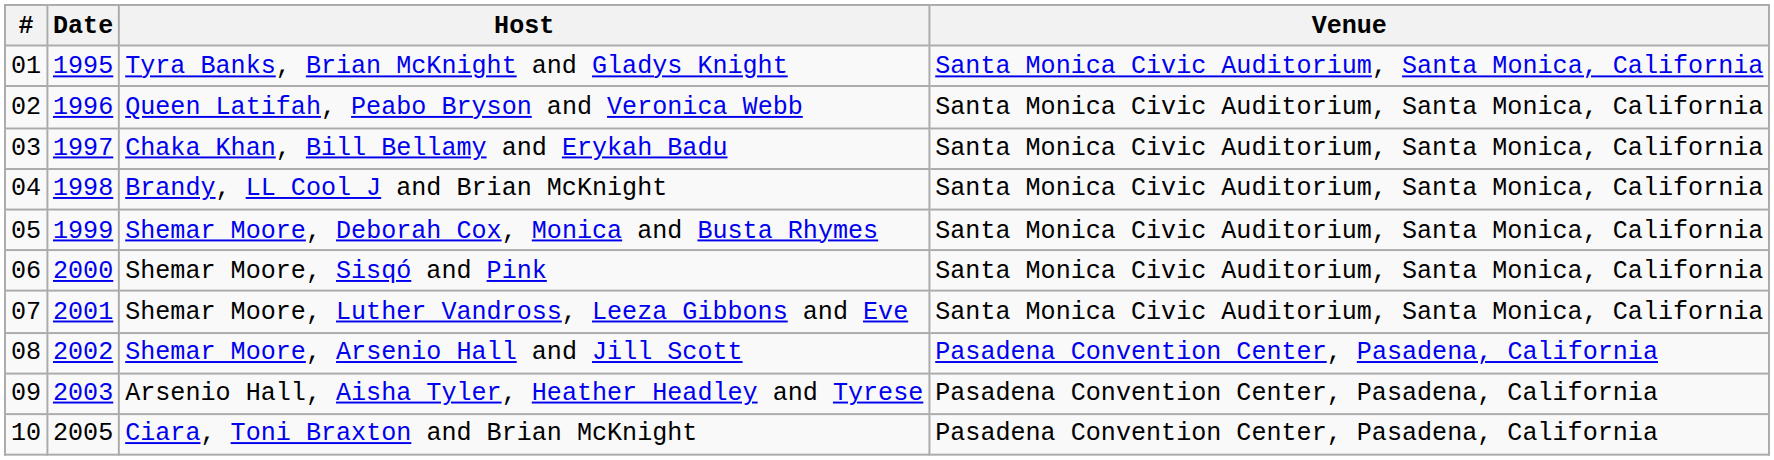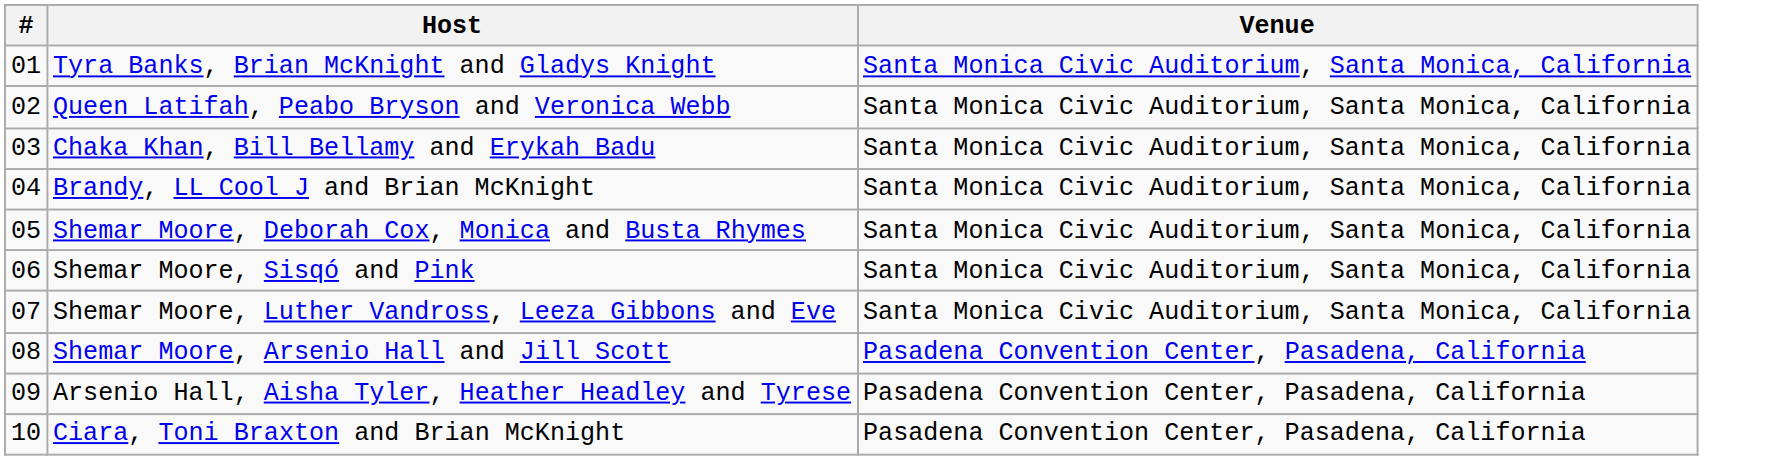- column: (83, 25)
